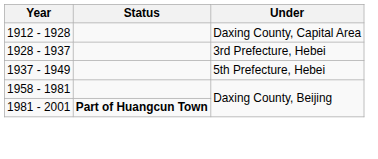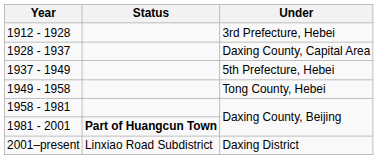(287, 32) Daxing County, Capital Area -> (279, 32) 3rd Prefecture, Hebei
(269, 51) 3rd Prefecture, Hebei -> (296, 51) Daxing County, Capital Area
+ row: (39, 88)
+ row: (43, 145)
